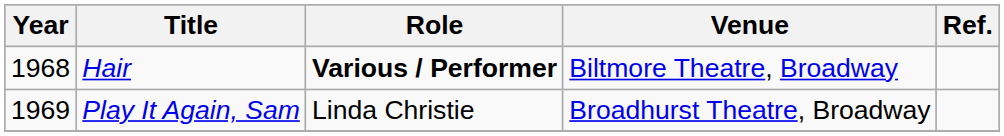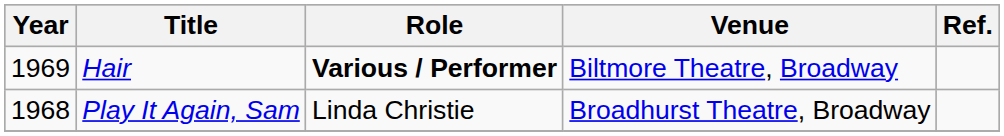(40, 67) 1968 -> (40, 67) 1969
(40, 109) 1969 -> (40, 109) 1968
